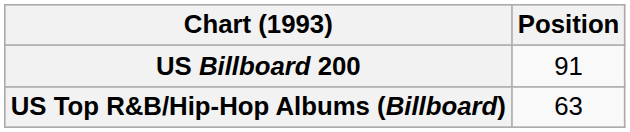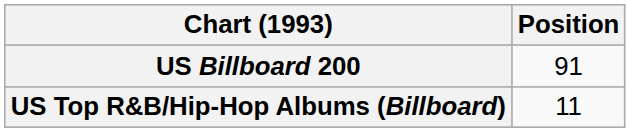(569, 106) 63 -> (569, 106) 11
